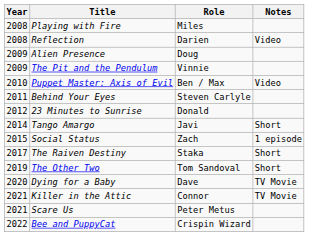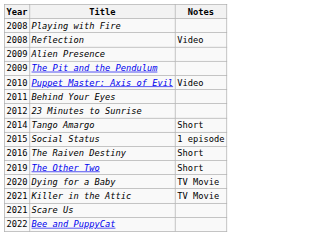- column: (214, 11)
(17, 153) 2017 -> (17, 153) 2016
